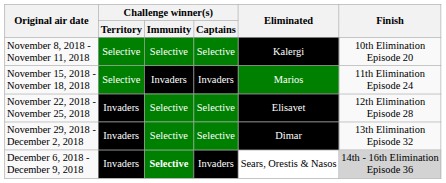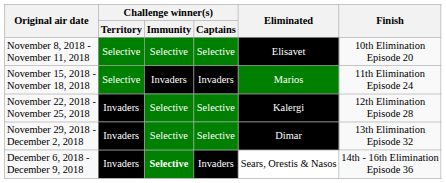(289, 51) Kalergi -> (289, 51) Elisavet
(289, 107) Elisavet -> (289, 107) Kalergi
(390, 164) lightgrey background -> (390, 164) no background
